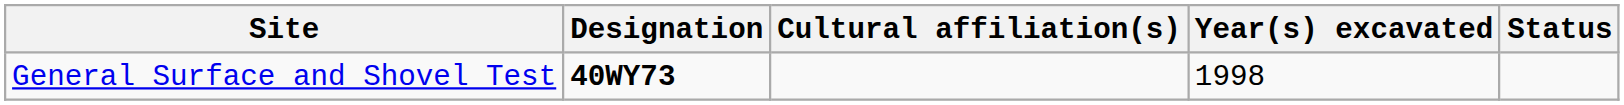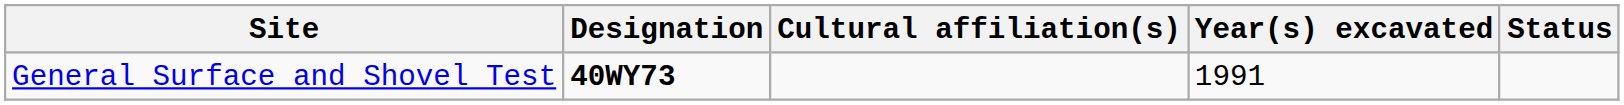(1230, 77) 1998 -> (1230, 77) 1991
